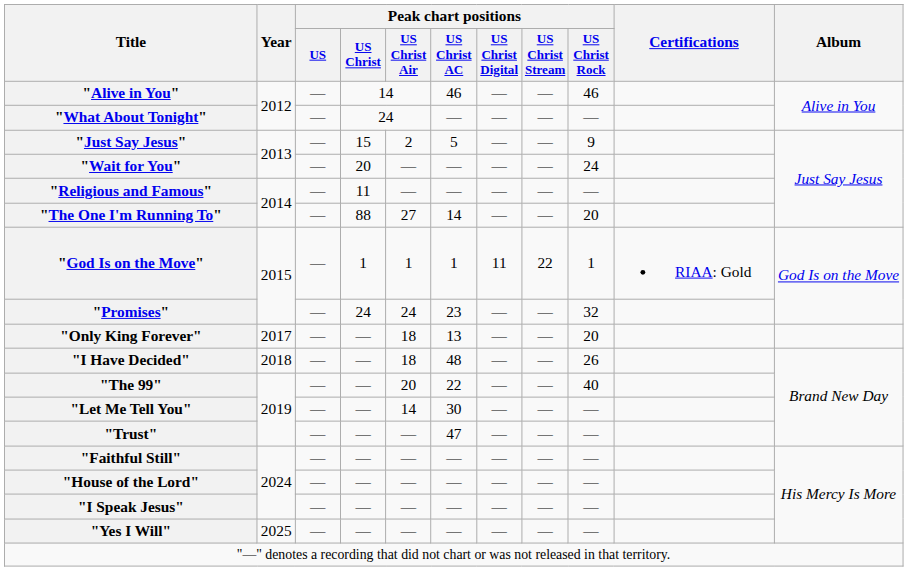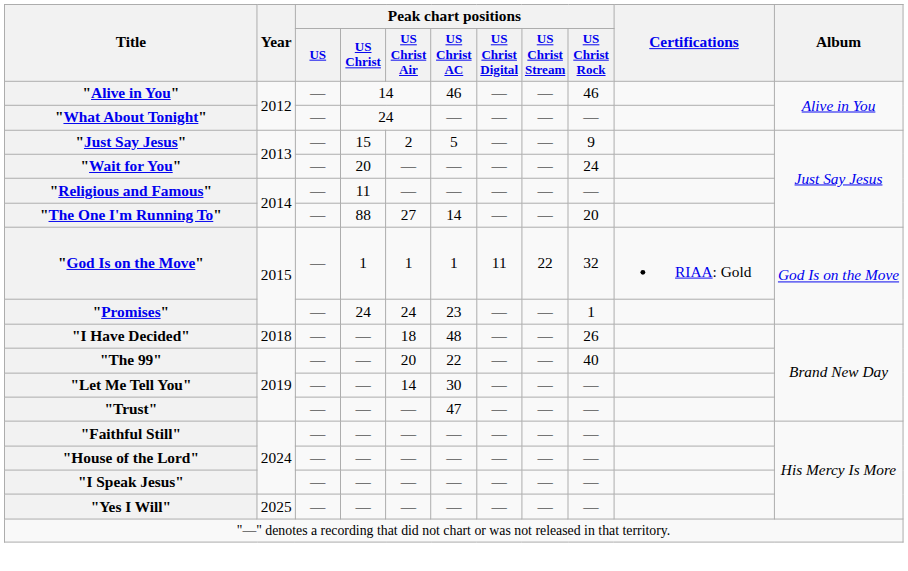(591, 263) 1 -> (591, 263) 32
(591, 311) 32 -> (591, 311) 1
- row: (131, 336)
